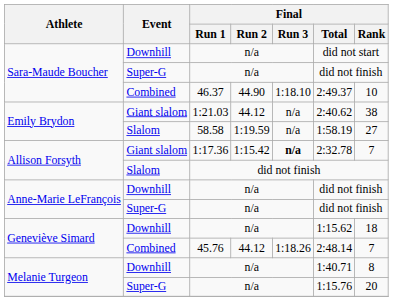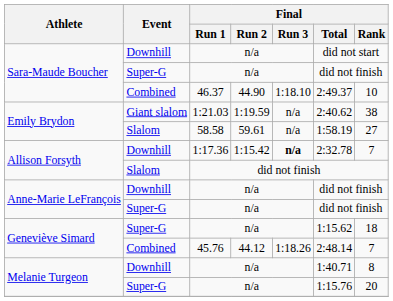(252, 112) 44.12 -> (252, 112) 1:19.59
(252, 131) 1:19.59 -> (252, 131) 59.61
(157, 150) Giant slalom -> (149, 150) Downhill
(149, 228) Downhill -> (146, 228) Super-G
